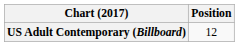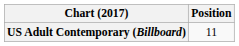(211, 32) 12 -> (211, 32) 11
